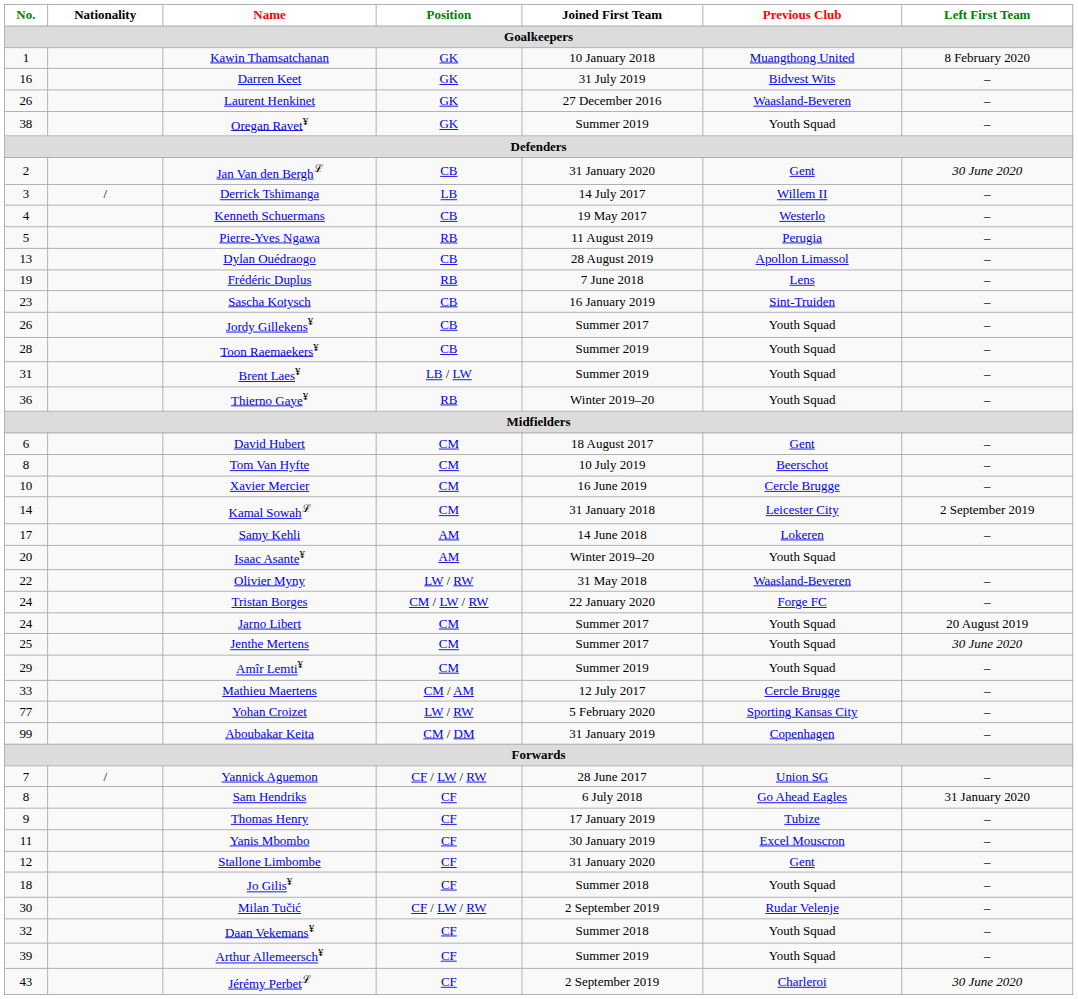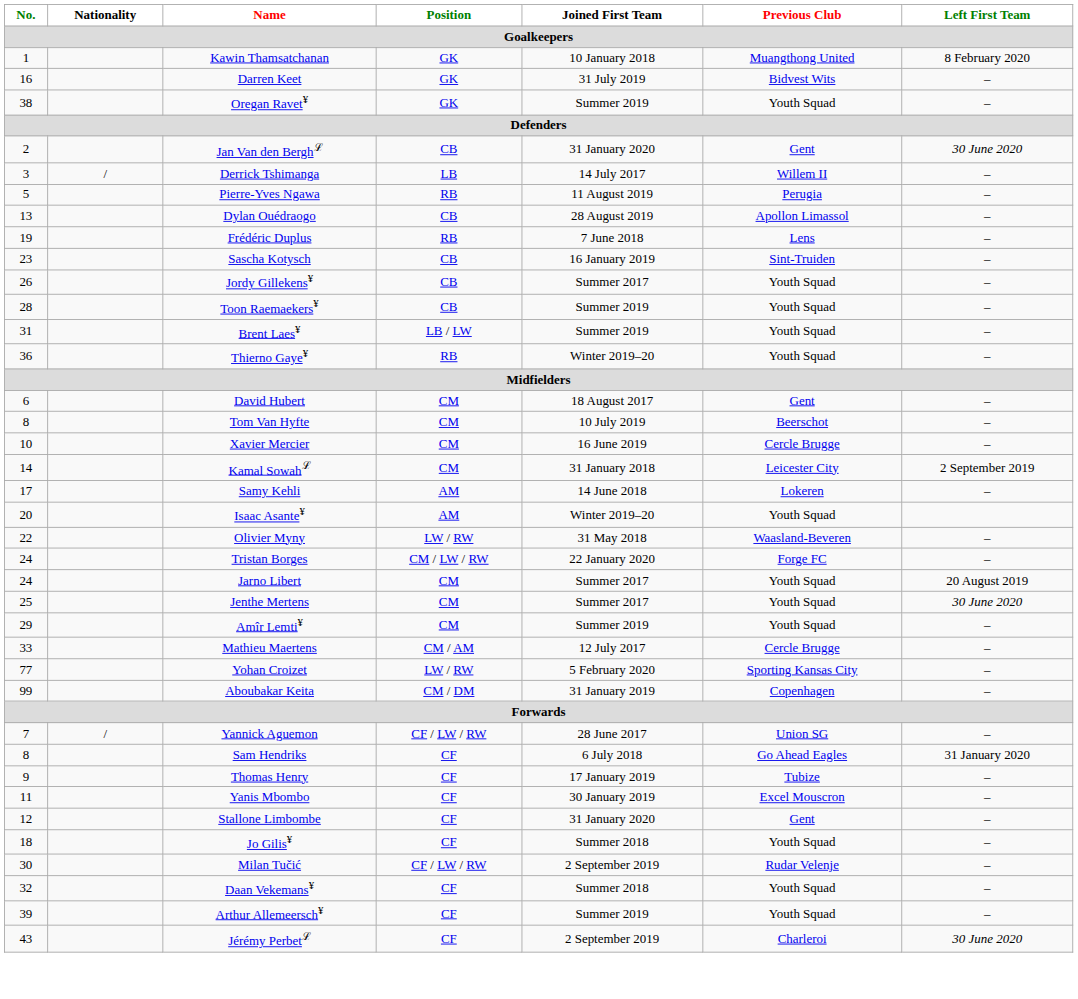- row: (270, 101)
- row: (270, 216)
